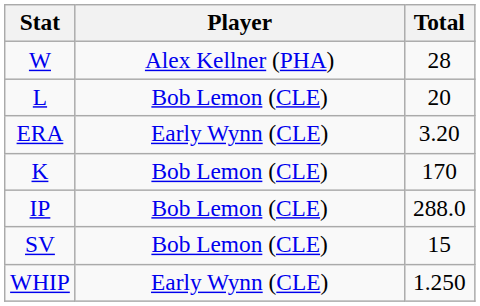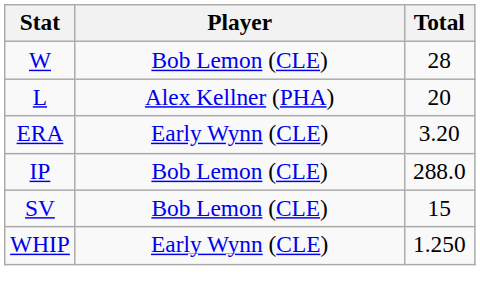(240, 60) Alex Kellner (PHA) -> (240, 60) Bob Lemon (CLE)
(240, 97) Bob Lemon (CLE) -> (240, 97) Alex Kellner (PHA)
- row: (40, 171)
